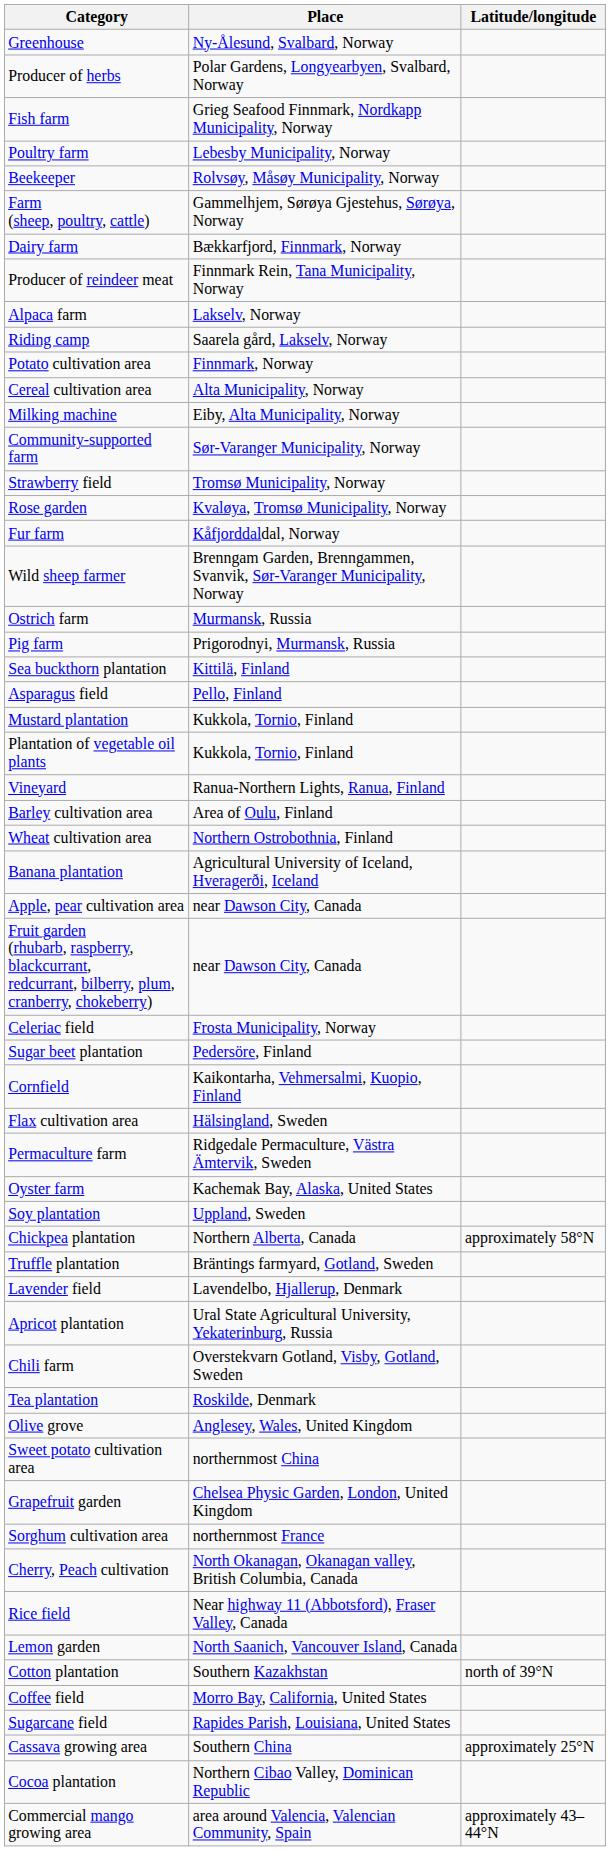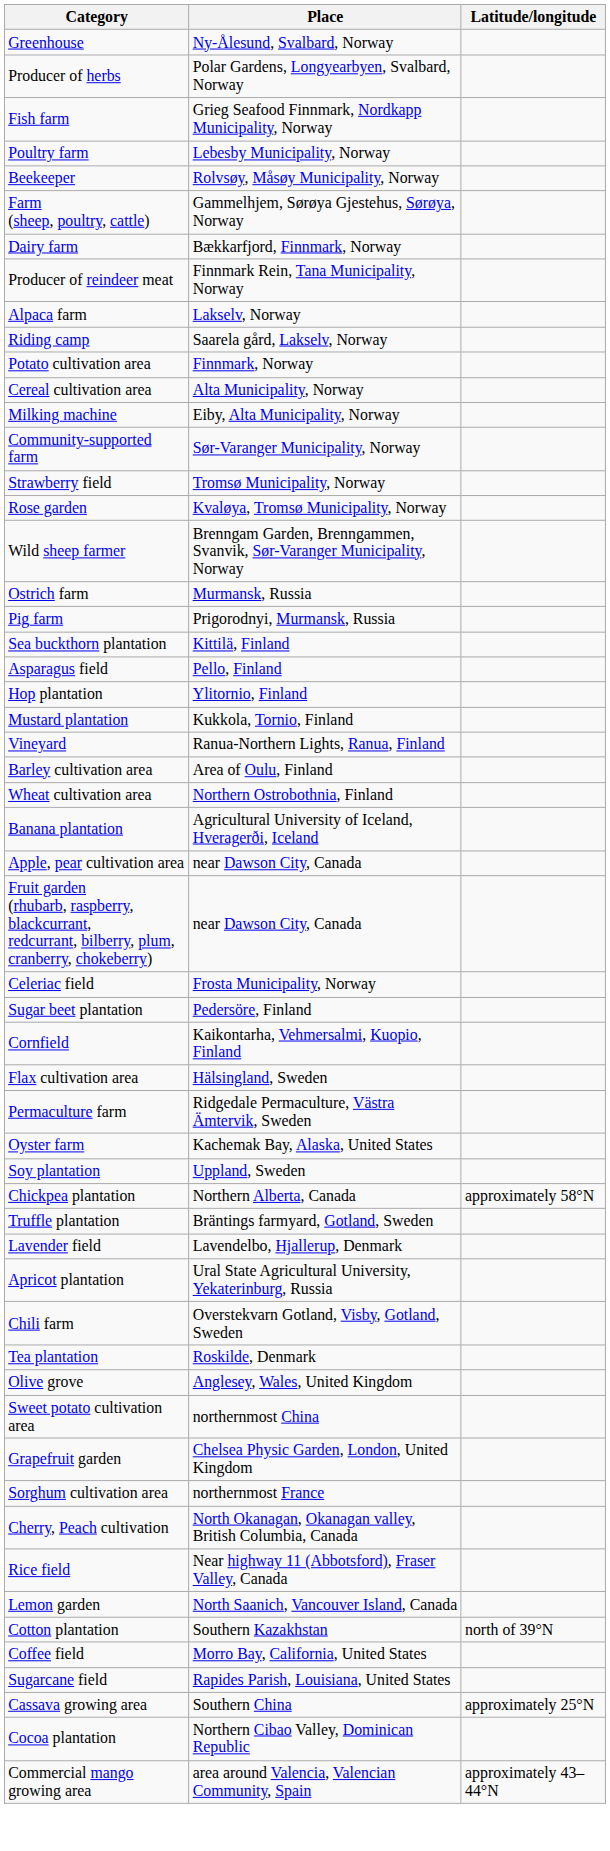- row: (36, 533)
+ row: (55, 694)
- row: (92, 753)
